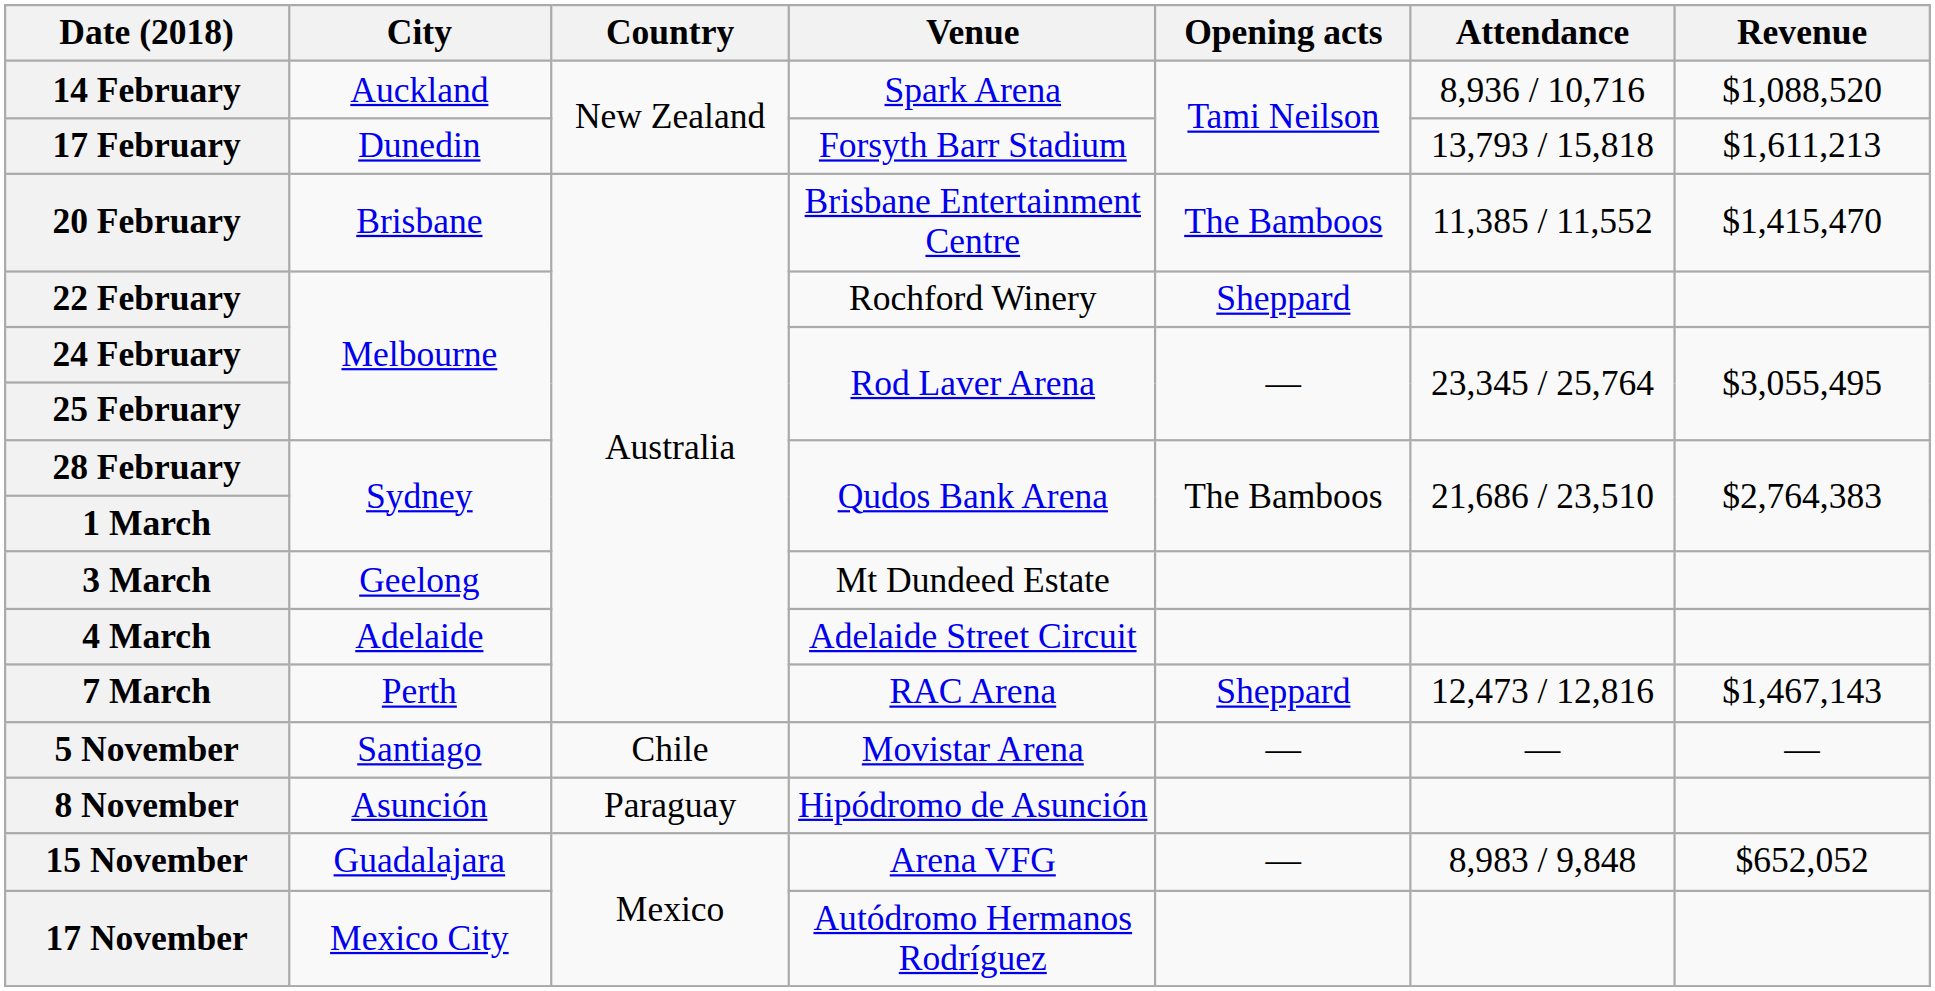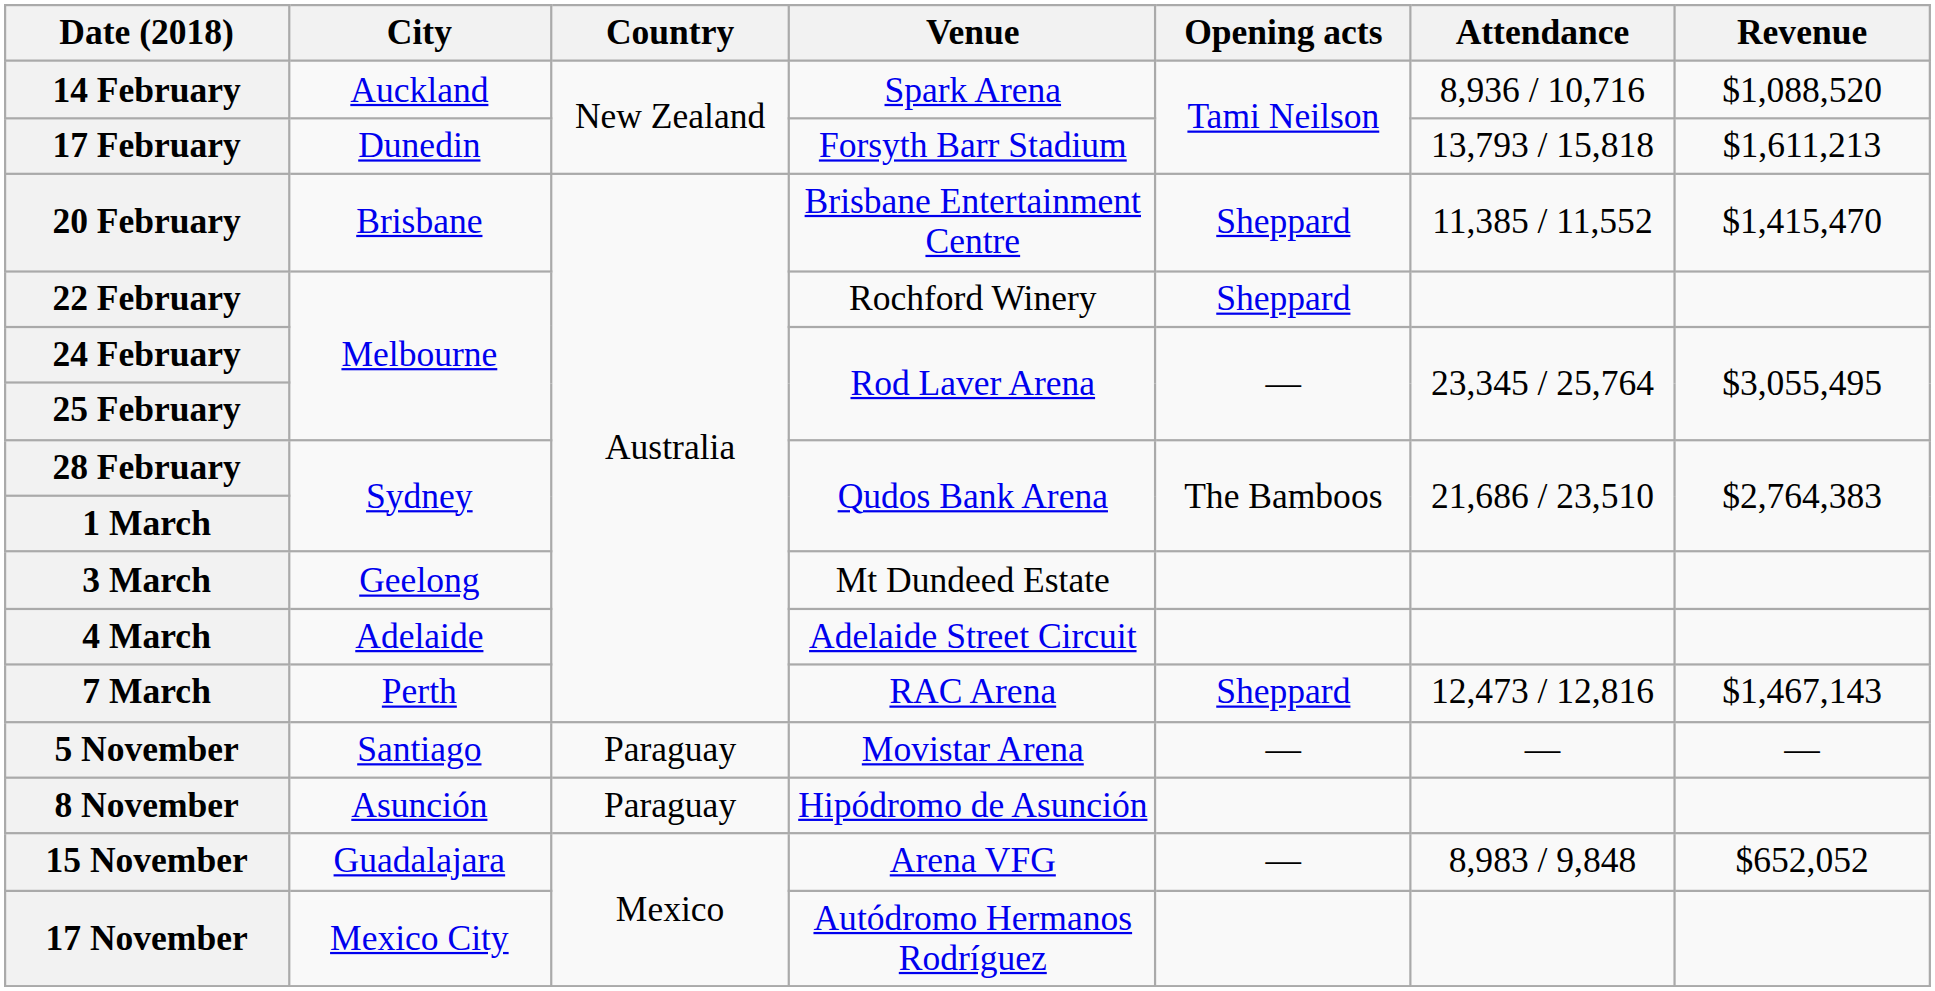(1283, 221) The Bamboos -> (1283, 221) Sheppard
(670, 748) Chile -> (670, 748) Paraguay
